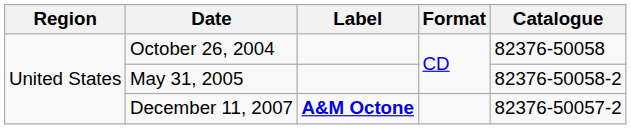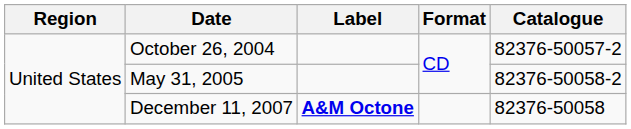(550, 49) 82376-50058 -> (558, 49) 82376-50057-2
(558, 108) 82376-50057-2 -> (550, 108) 82376-50058
